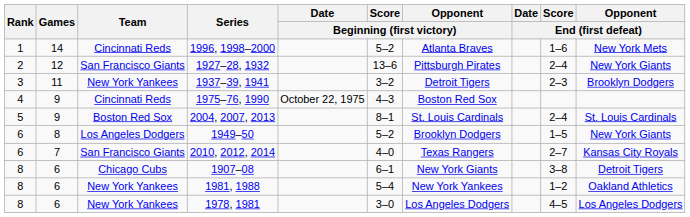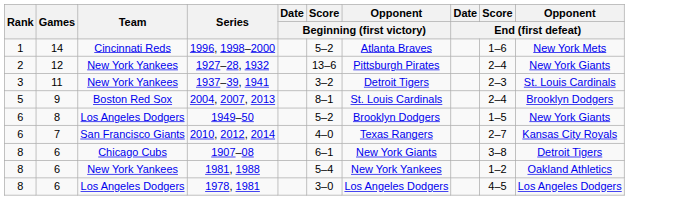(133, 65) San Francisco Giants -> (133, 65) New York Yankees
(631, 83) Brooklyn Dodgers -> (570, 83) St. Louis Cardinals
- row: (232, 100)
(631, 117) St. Louis Cardinals -> (570, 100) Brooklyn Dodgers
(133, 204) New York Yankees -> (133, 186) Los Angeles Dodgers
